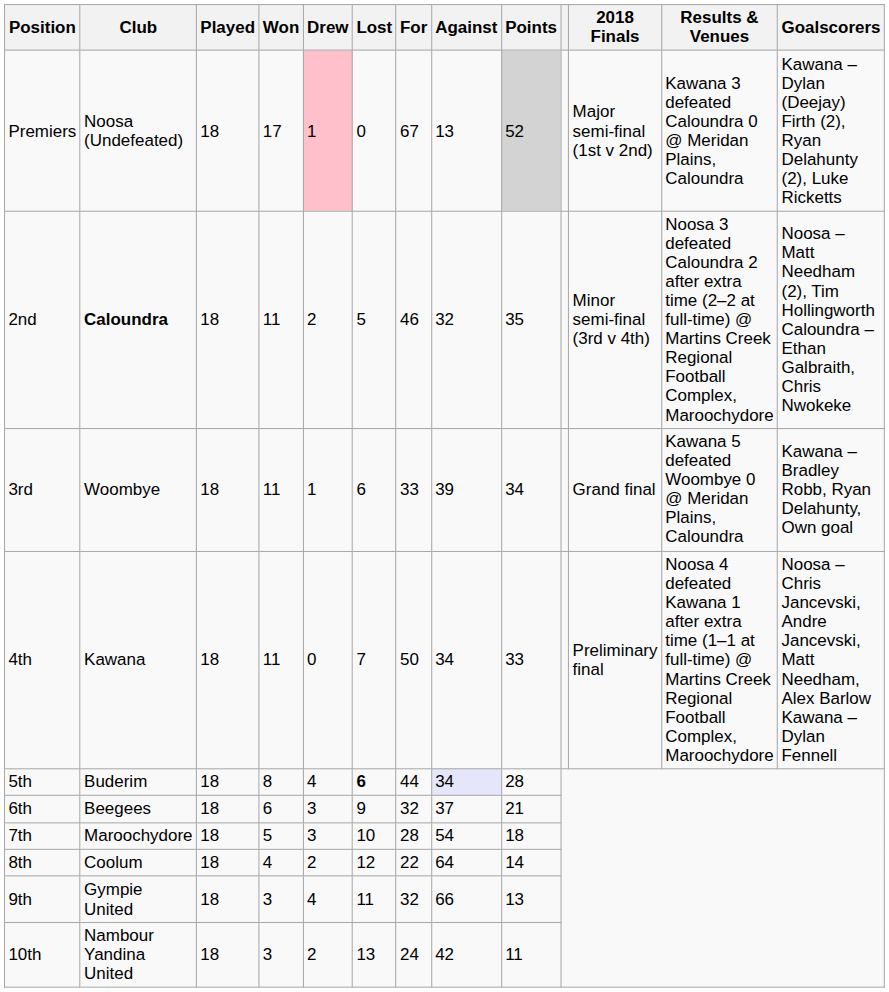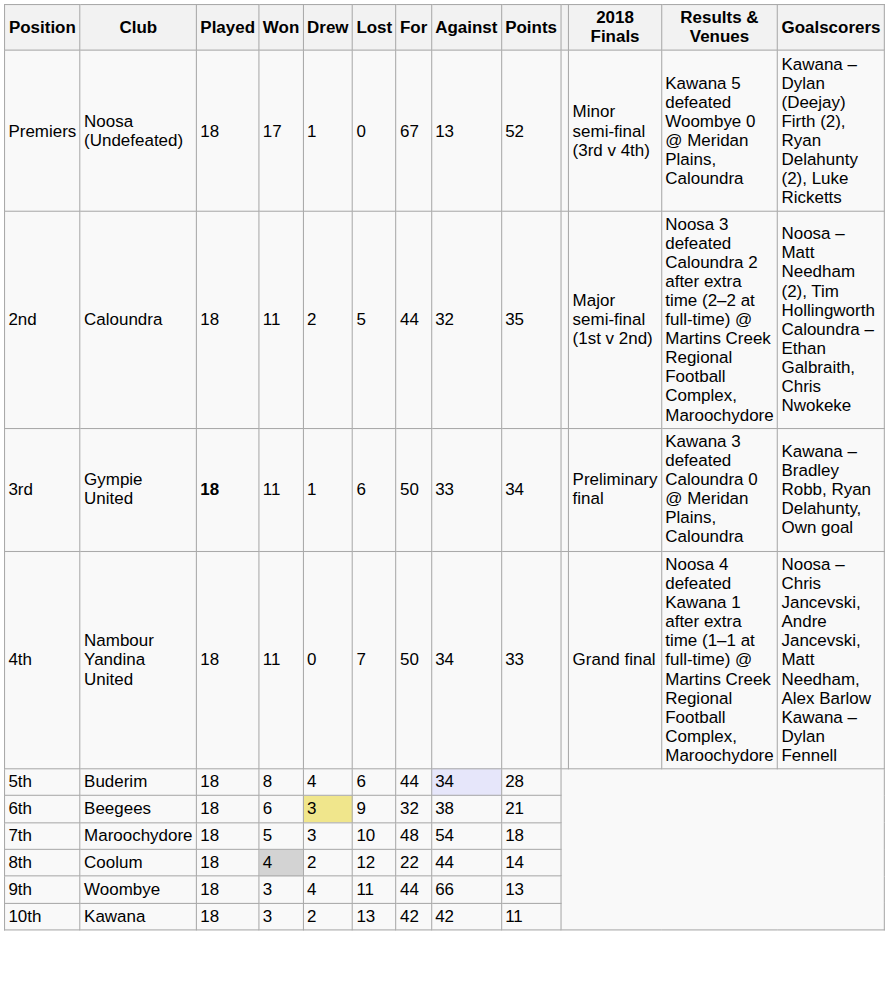(312, 130) pink background -> (312, 130) no background
(515, 130) lightgrey background -> (515, 130) no background
(613, 130) Major semi-final (1st v 2nd) -> (611, 130) Minor semi-final (3rd v 4th)
(711, 130) Kawana 3 defeated Caloundra 0 @ Meridan Plains, Caloundra -> (710, 130) Kawana 5 defeated Woombye 0 @ Meridan Plains, Caloundra
(126, 319) bold -> (123, 319) normal
(409, 319) 46 -> (409, 319) 44
(611, 319) Minor semi-final (3rd v 4th) -> (613, 319) Major semi-final (1st v 2nd)
(122, 489) Woombye -> (113, 489) Gympie United
(210, 489) normal -> (210, 489) bold
(409, 489) 33 -> (409, 489) 50
(445, 489) 39 -> (445, 489) 33
(614, 489) Grand final -> (615, 489) Preliminary final
(710, 489) Kawana 5 defeated Woombye 0 @ Meridan Plains, Caloundra -> (711, 489) Kawana 3 defeated Caloundra 0 @ Meridan Plains, Caloundra
(115, 659) Kawana -> (119, 659) Nambour Yandina United
(615, 659) Preliminary final -> (614, 659) Grand final
(361, 782) bold -> (361, 782) normal
(312, 808) no background -> (312, 808) khaki background
(445, 808) 37 -> (445, 808) 38
(409, 835) 28 -> (409, 835) 48
(268, 862) no background -> (268, 862) lightgrey background
(445, 862) 64 -> (445, 862) 44
(113, 899) Gympie United -> (122, 889) Woombye
(409, 899) 32 -> (409, 889) 44
(119, 954) Nambour Yandina United -> (115, 916) Kawana
(409, 954) 24 -> (409, 916) 42
